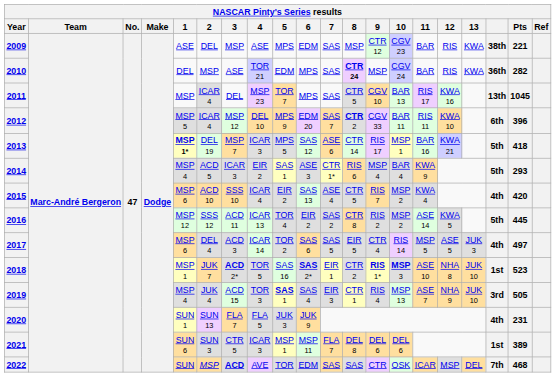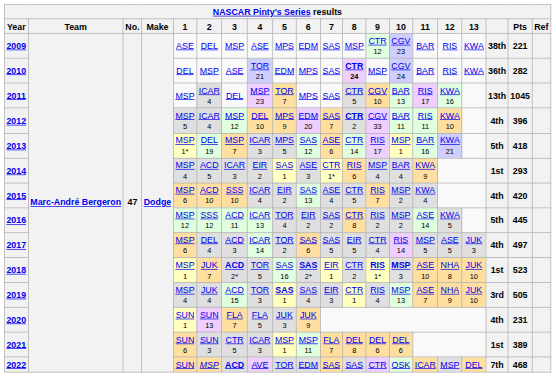(497, 120) 6th -> (497, 120) 4th
(185, 145) bold -> (185, 145) normal
(497, 170) 5th -> (497, 170) 1st
